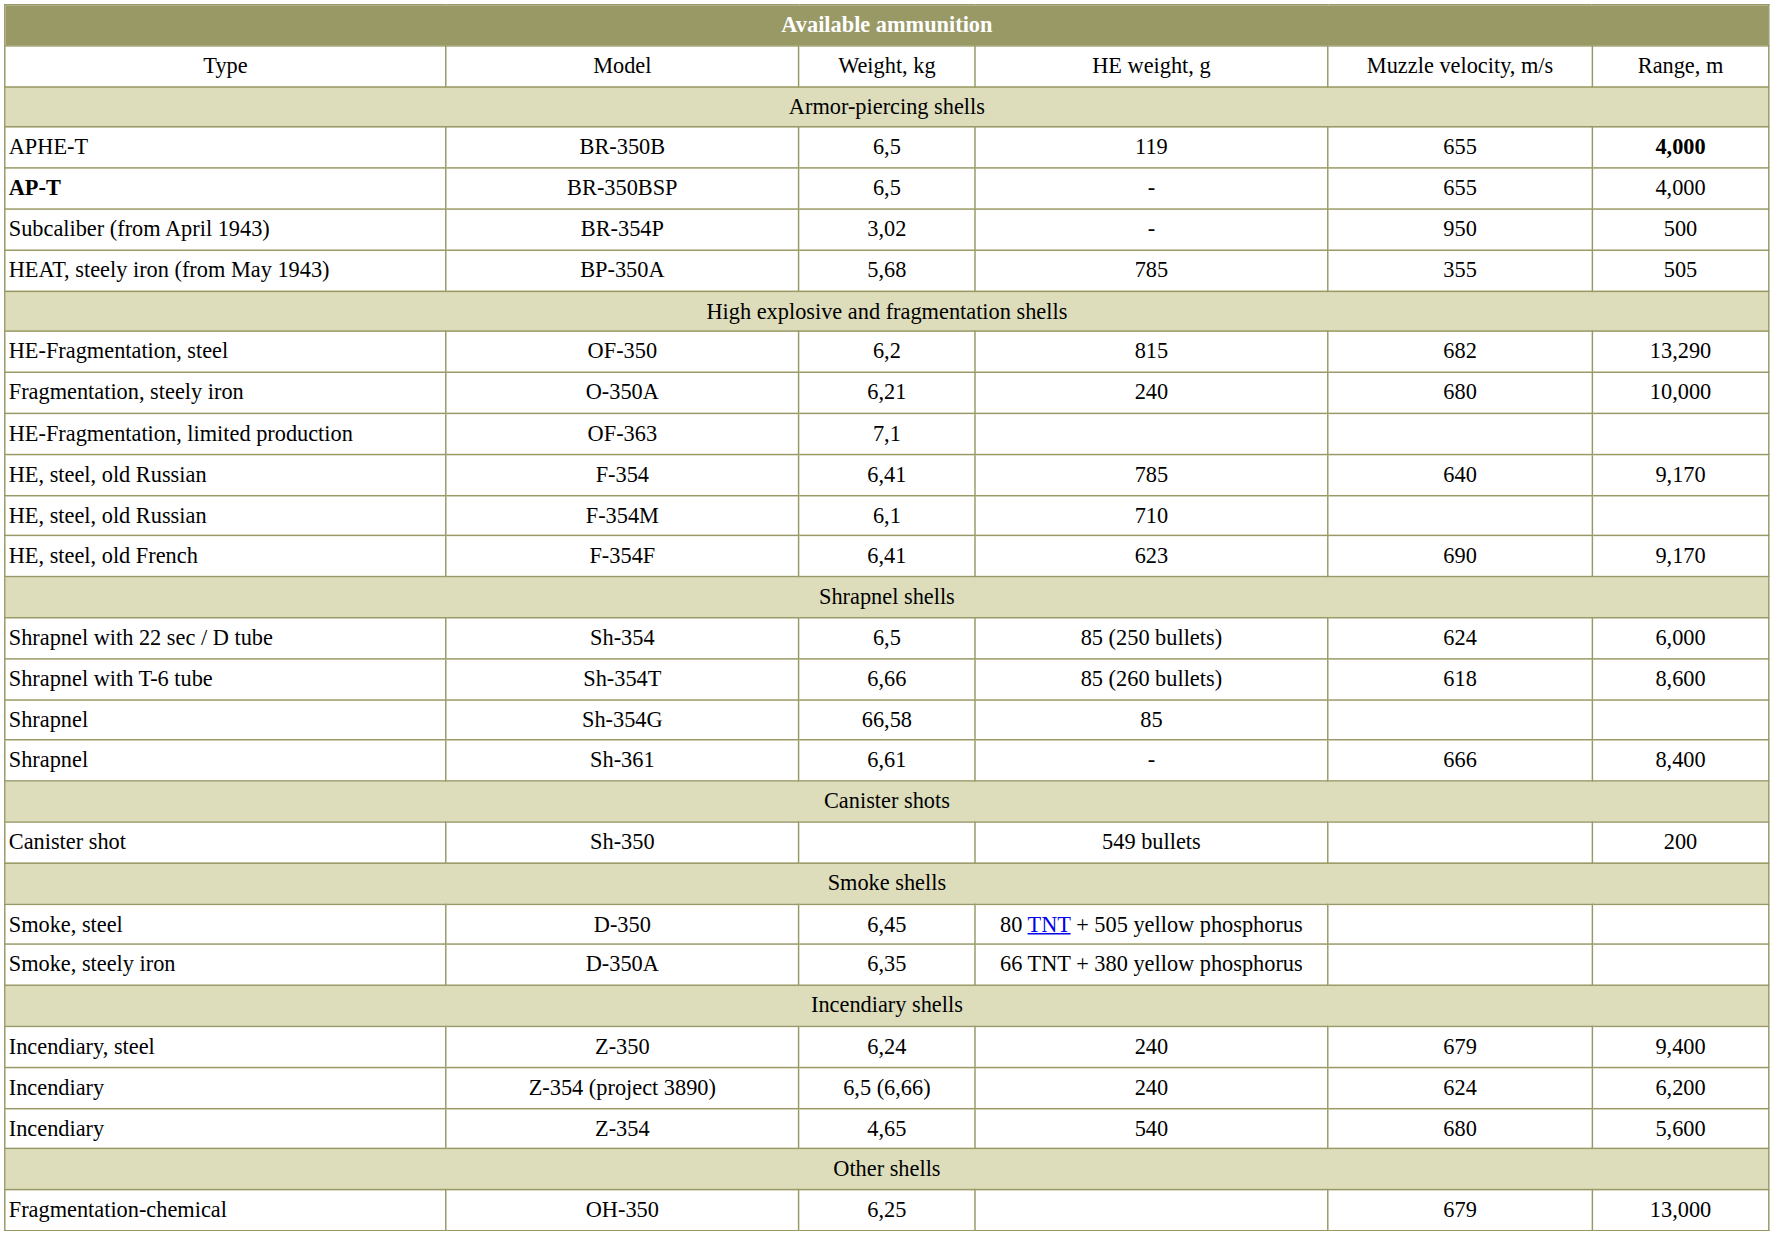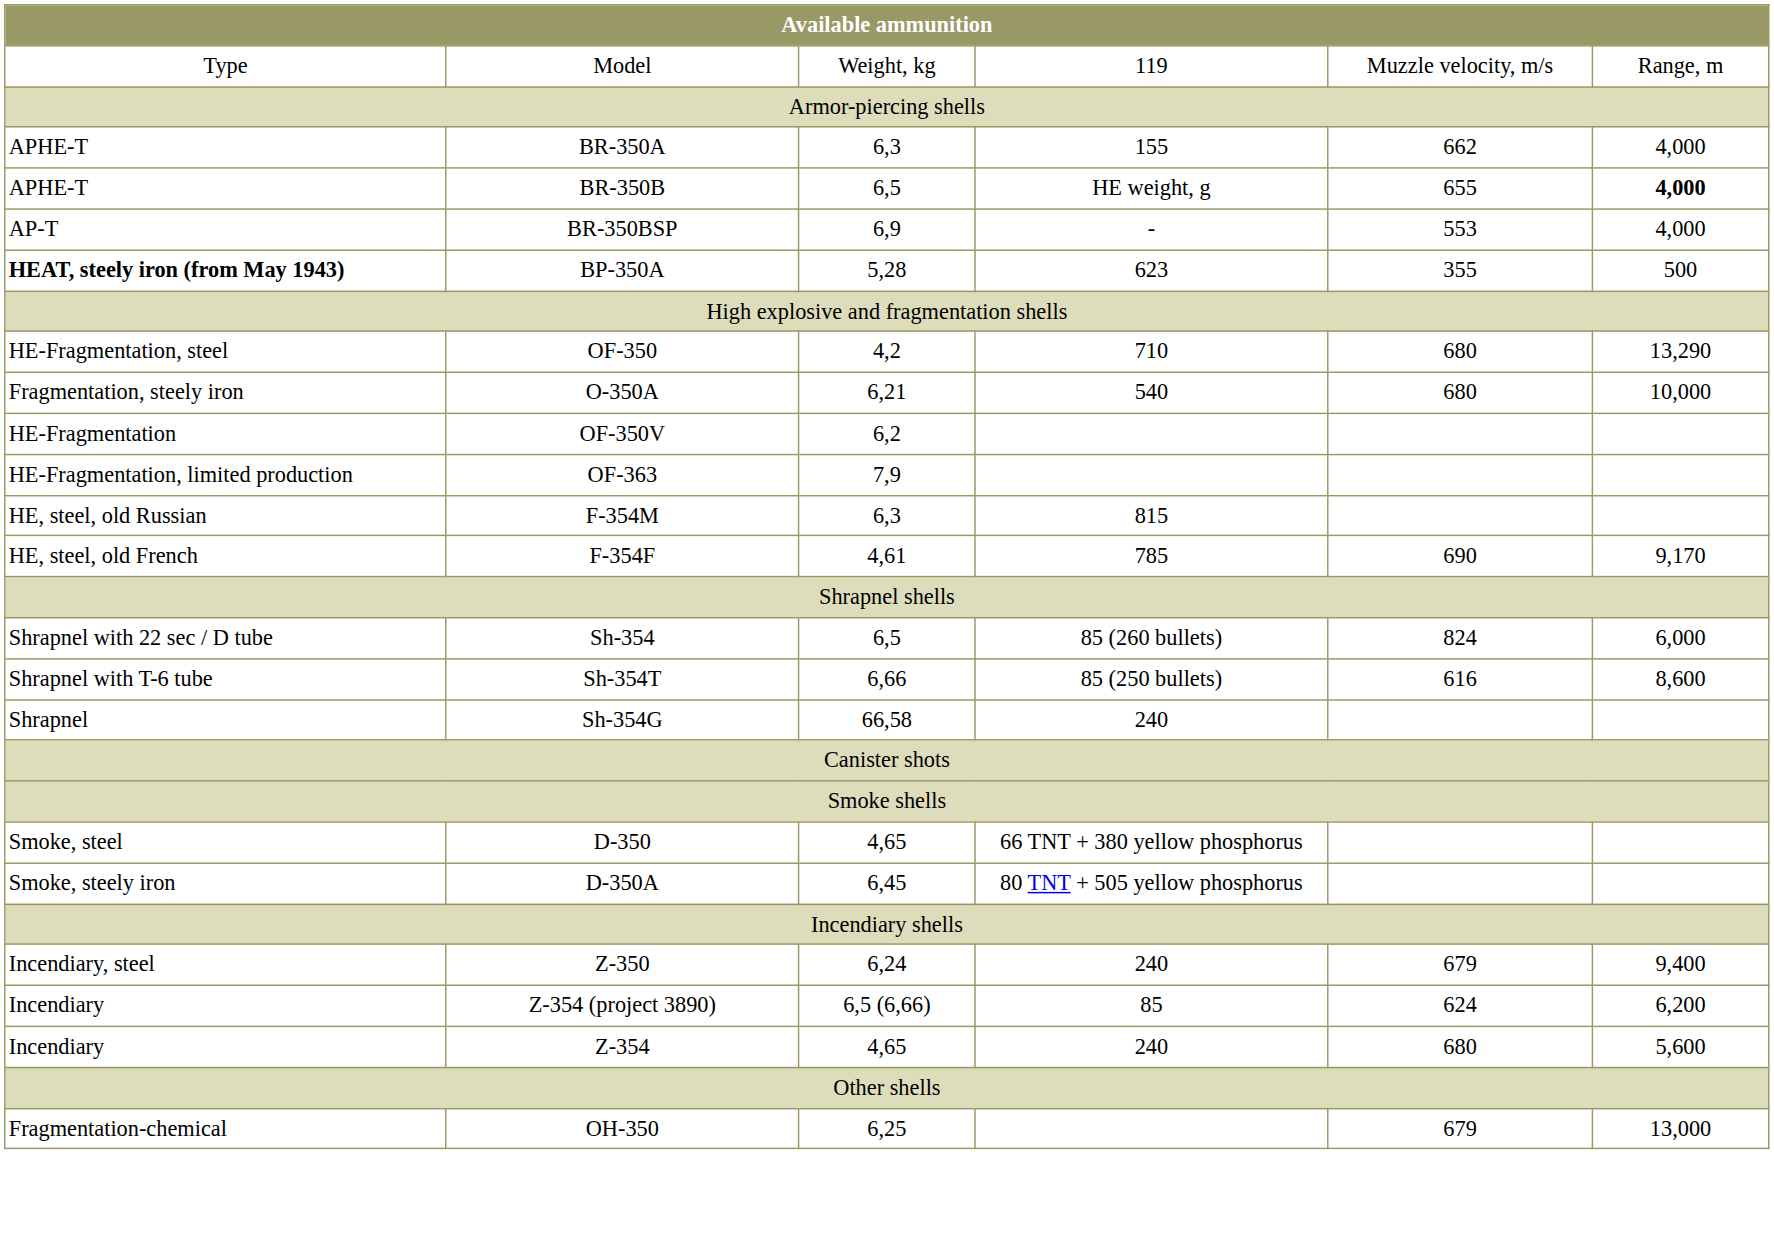(1151, 65) HE weight, g -> (1151, 65) 119
+ row: (622, 146)
(1151, 146) 119 -> (1151, 187) HE weight, g
(35, 187) bold -> (34, 228) normal
(887, 187) 6,5 -> (887, 228) 6,9
(1460, 187) 655 -> (1460, 228) 553
- row: (622, 228)
(169, 269) normal -> (177, 269) bold
(887, 269) 5,68 -> (887, 269) 5,28
(1151, 269) 785 -> (1151, 269) 623
(1681, 269) 505 -> (1681, 269) 500
(887, 351) 6,2 -> (887, 351) 4,2
(1151, 351) 815 -> (1151, 351) 710
(1460, 351) 682 -> (1460, 351) 680
(1151, 392) 240 -> (1151, 392) 540
+ row: (622, 432)
(887, 432) 7,1 -> (887, 473) 7,9
- row: (622, 473)
(887, 514) 6,1 -> (887, 514) 6,3
(1151, 514) 710 -> (1151, 514) 815
(887, 555) 6,41 -> (887, 555) 4,61
(1151, 555) 623 -> (1151, 555) 785
(1151, 637) 85 (250 bullets) -> (1151, 637) 85 (260 bullets)
(1460, 637) 624 -> (1460, 637) 824
(1151, 678) 85 (260 bullets) -> (1151, 678) 85 (250 bullets)
(1460, 678) 618 -> (1460, 678) 616
(1151, 718) 85 -> (1151, 718) 240
- row: (622, 759)
- row: (622, 841)
(887, 923) 6,45 -> (887, 841) 4,65
(1151, 923) 80 TNT + 505 yellow phosphorus -> (1151, 841) 66 TNT + 380 yellow phosphorus
(887, 964) 6,35 -> (887, 882) 6,45
(1151, 964) 66 TNT + 380 yellow phosphorus -> (1151, 882) 80 TNT + 505 yellow phosphorus
(1151, 1086) 240 -> (1151, 1005) 85
(1151, 1127) 540 -> (1151, 1045) 240
